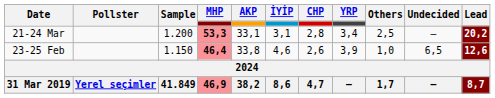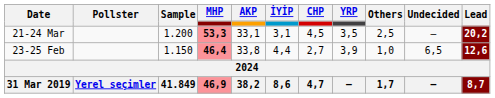(315, 34) 2,8 -> (315, 34) 4,5
(349, 34) 3,4 -> (349, 34) 3,5
(282, 51) 4,6 -> (282, 51) 4,4
(315, 51) 2,6 -> (315, 51) 2,7
